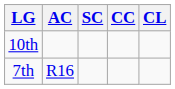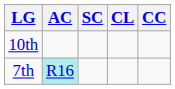columns swapped: (155, 17) <-> (123, 17)
(60, 71) no background -> (60, 71) paleturquoise background
